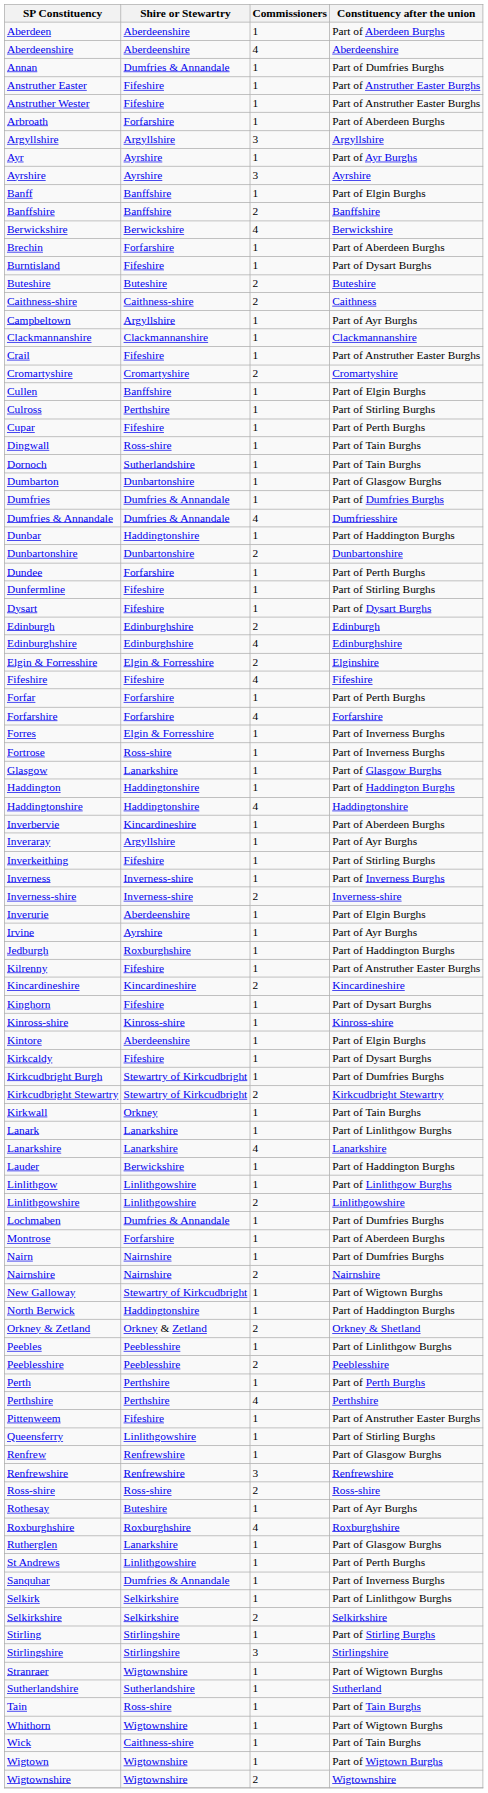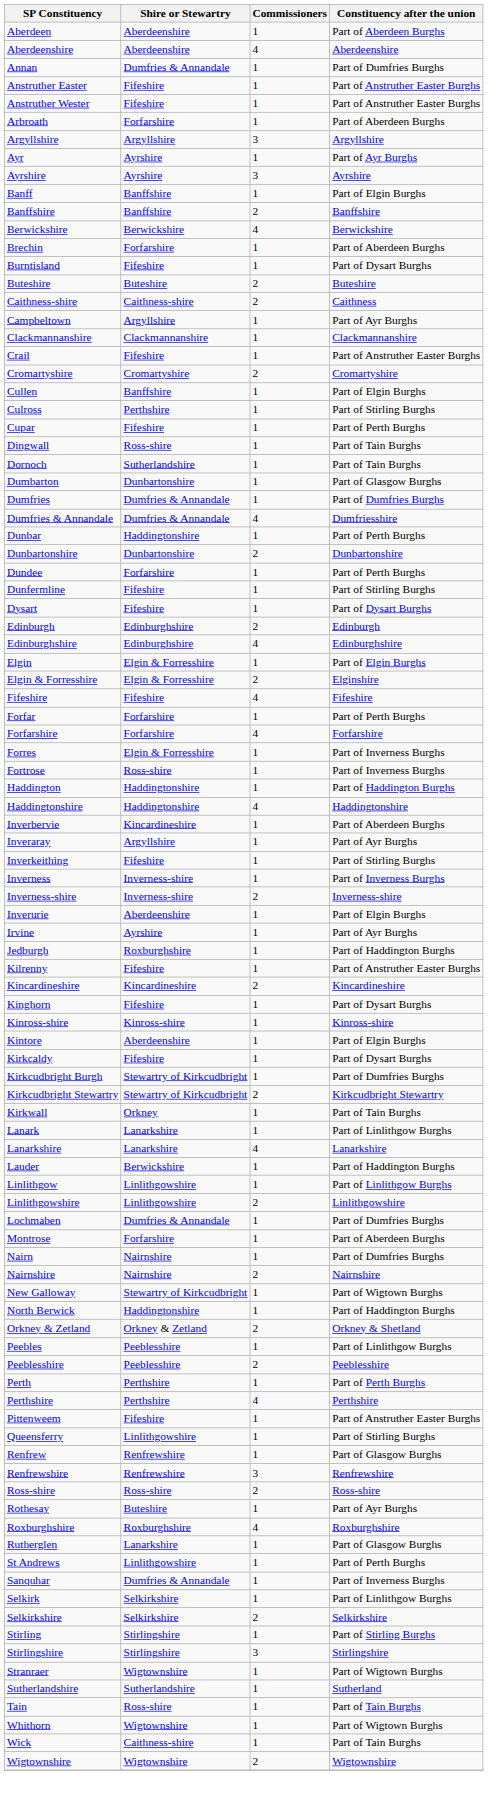(393, 535) Part of Haddington Burghs -> (379, 535) Part of Perth Burghs
+ row: (19, 662)
- row: (27, 770)
- row: (28, 1761)
